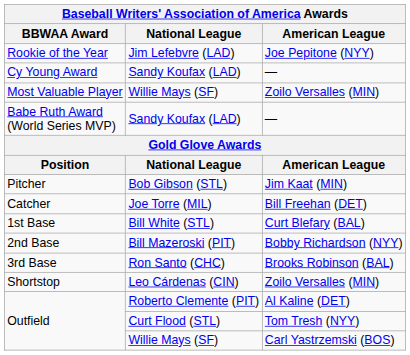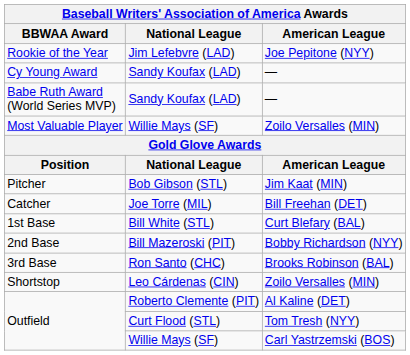rows swapped: (65, 92) <-> (62, 118)
